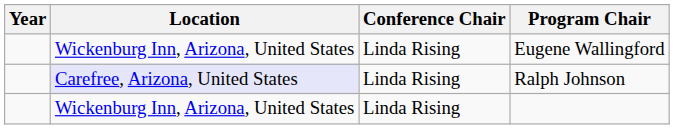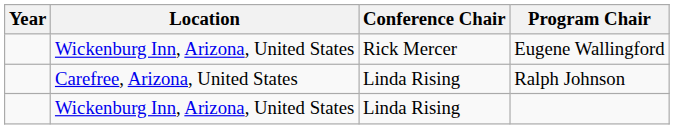(412, 49) Linda Rising -> (410, 49) Rick Mercer
(176, 78) lavender background -> (176, 78) no background
